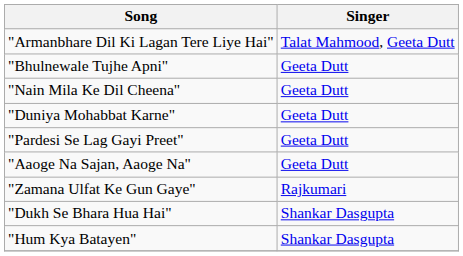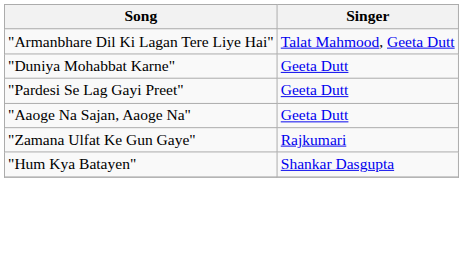- row: (88, 66)
- row: (94, 90)
- row: (90, 213)
